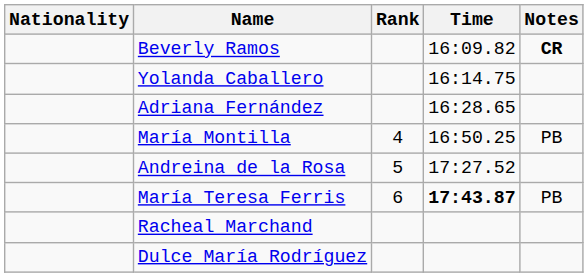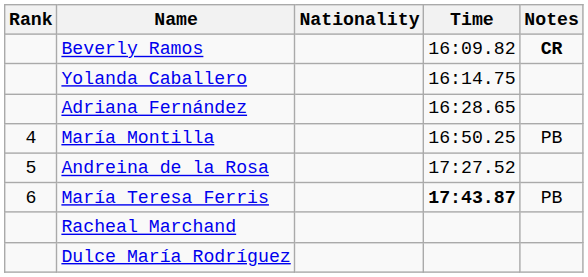columns swapped: (398, 20) <-> (69, 20)
